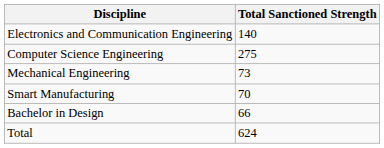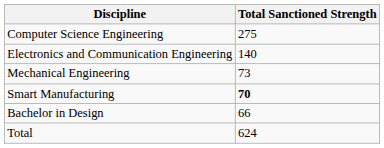rows swapped: (85, 53) <-> (120, 34)
(244, 93) normal -> (244, 93) bold
